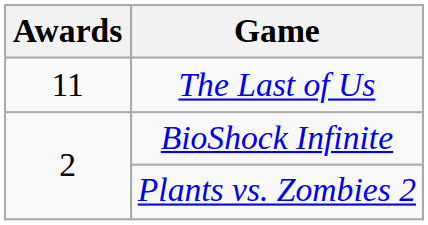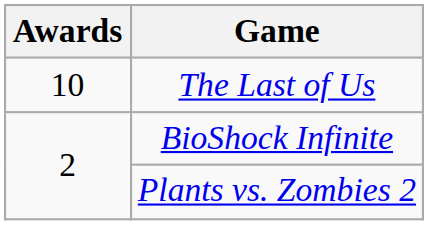(68, 84) 11 -> (68, 84) 10
